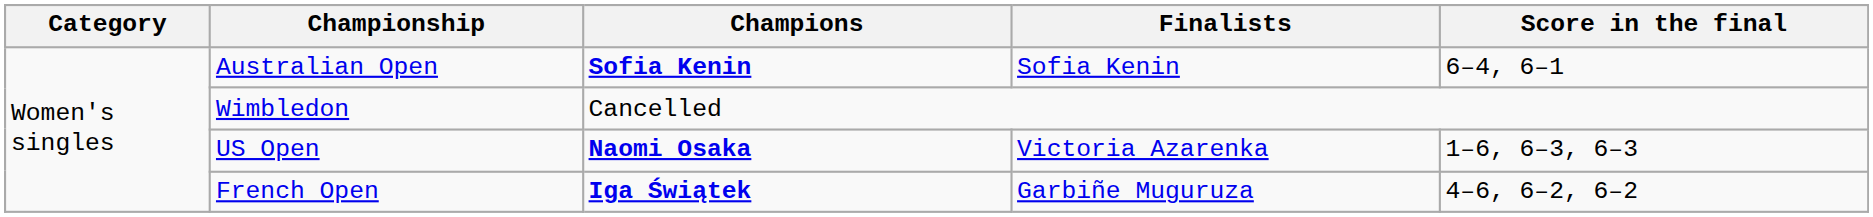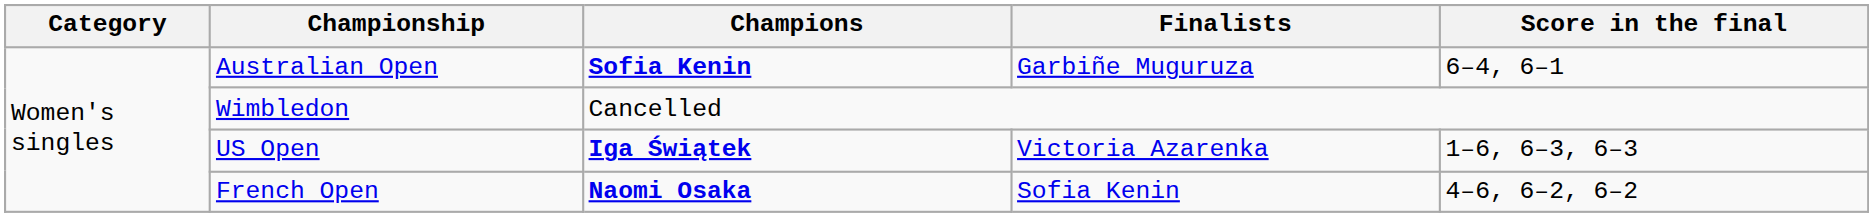(1098, 67) Sofia Kenin -> (1135, 67) Garbiñe Muguruza
(670, 150) Naomi Osaka -> (670, 150) Iga Świątek
(670, 191) Iga Świątek -> (670, 191) Naomi Osaka
(1135, 191) Garbiñe Muguruza -> (1098, 191) Sofia Kenin
